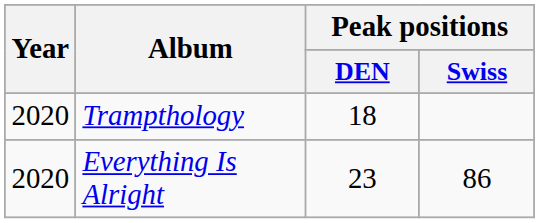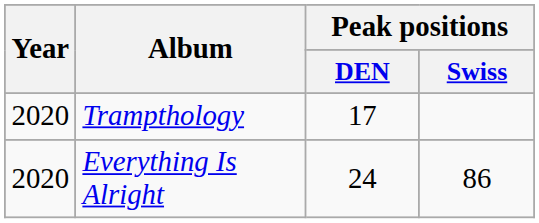(362, 115) 18 -> (362, 115) 17
(362, 177) 23 -> (362, 177) 24
